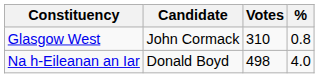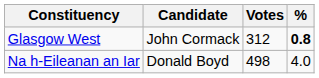(258, 38) 310 -> (258, 38) 312
(301, 38) normal -> (301, 38) bold
